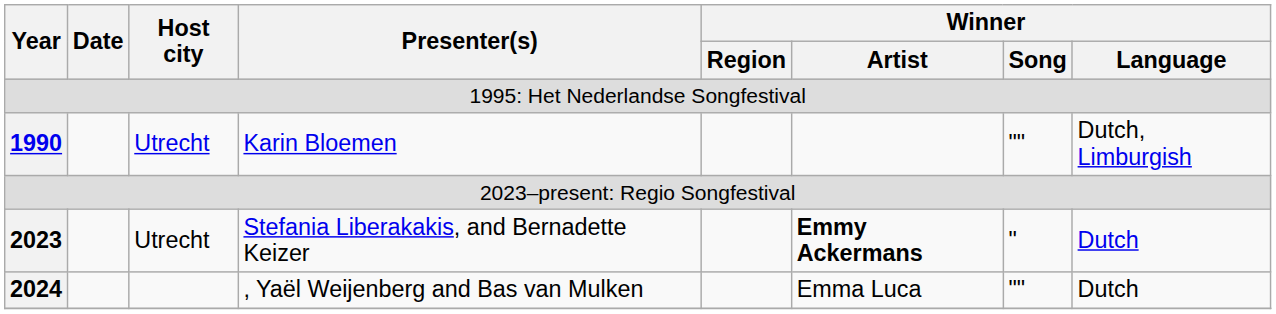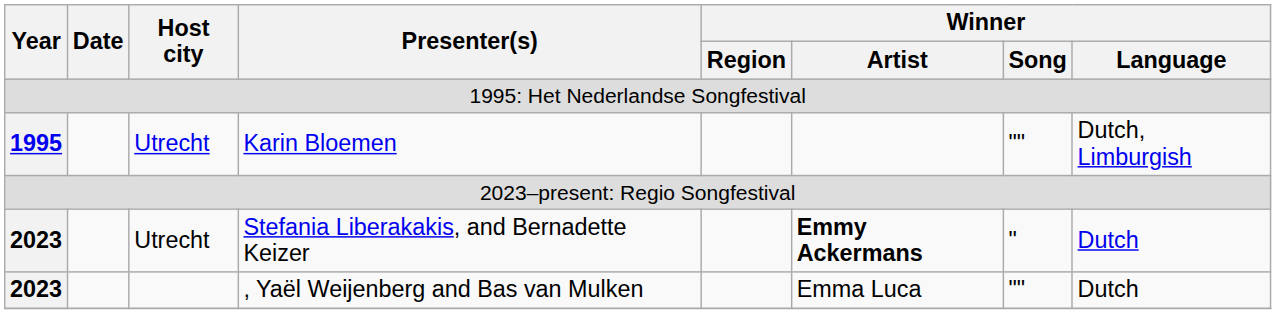(36, 143) 1990 -> (36, 143) 1995
(36, 290) 2024 -> (36, 290) 2023
